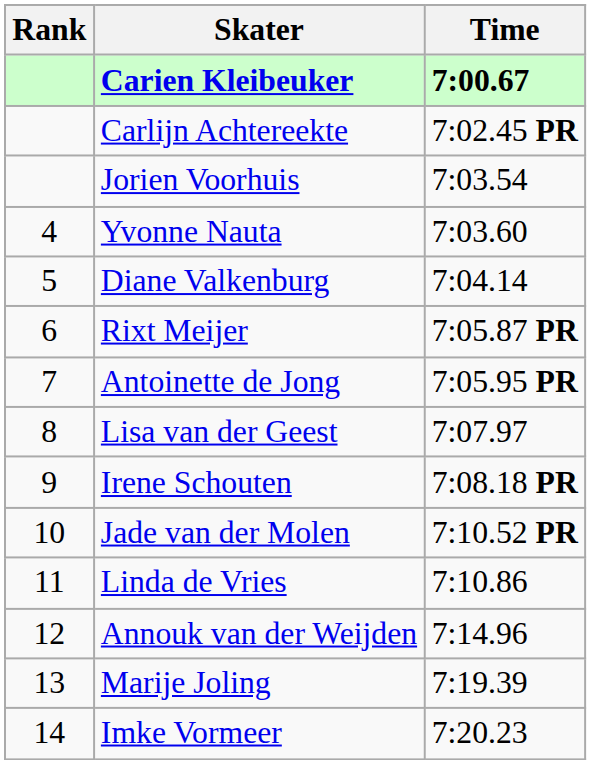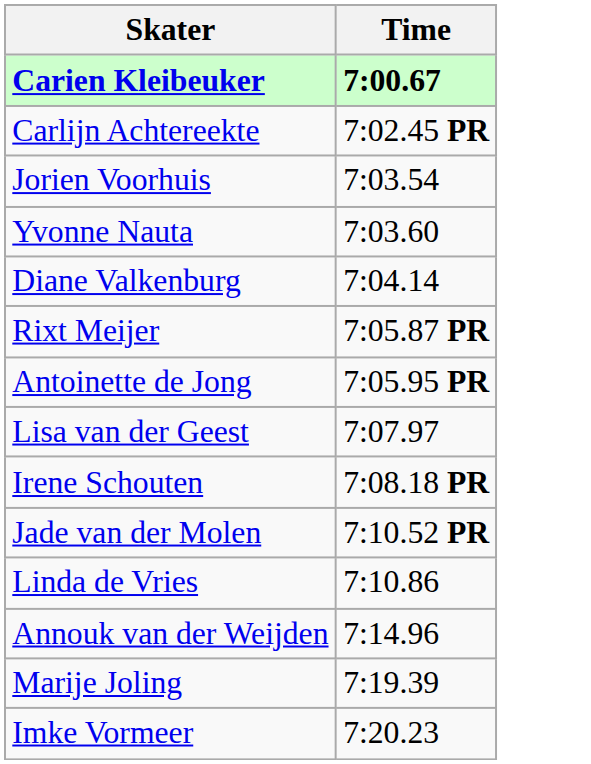- column: (49, 29)
